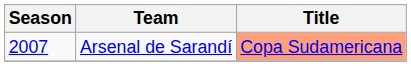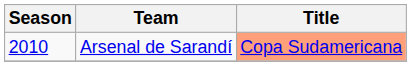(28, 46) 2007 -> (28, 46) 2010
